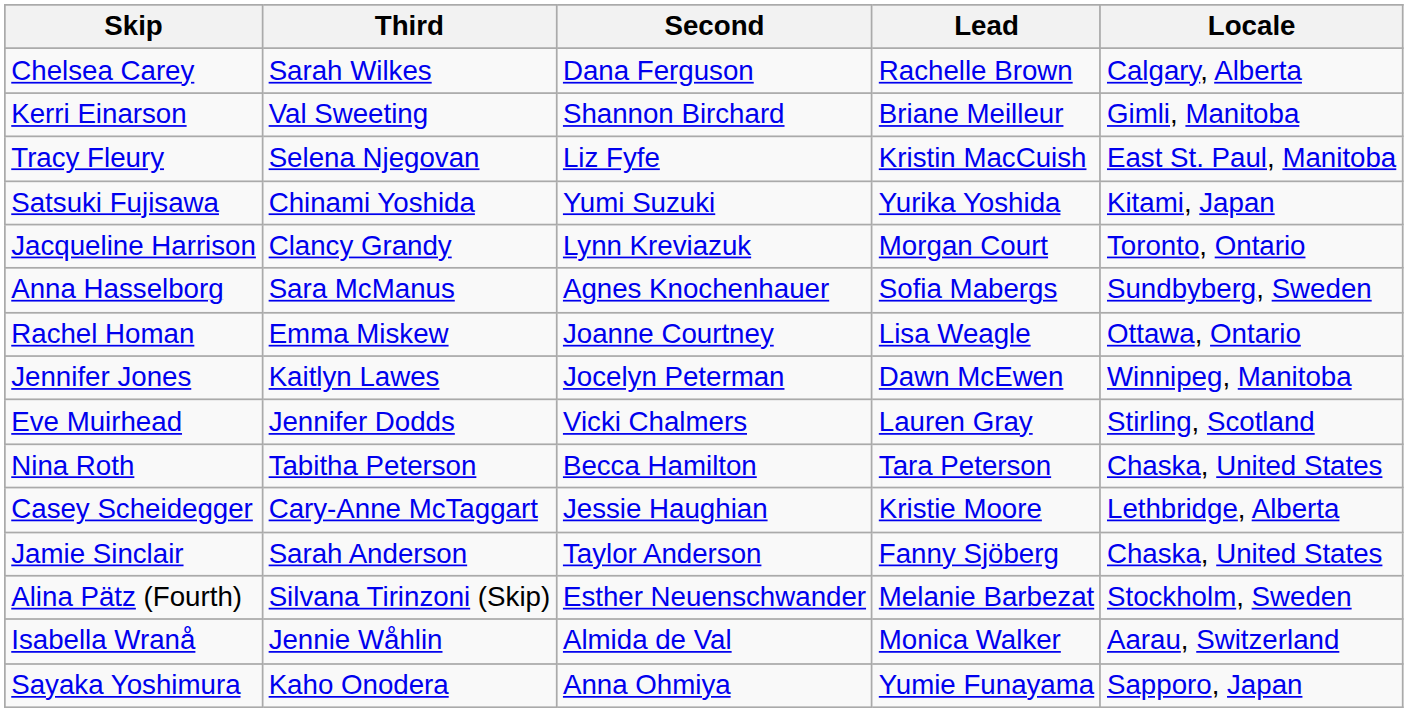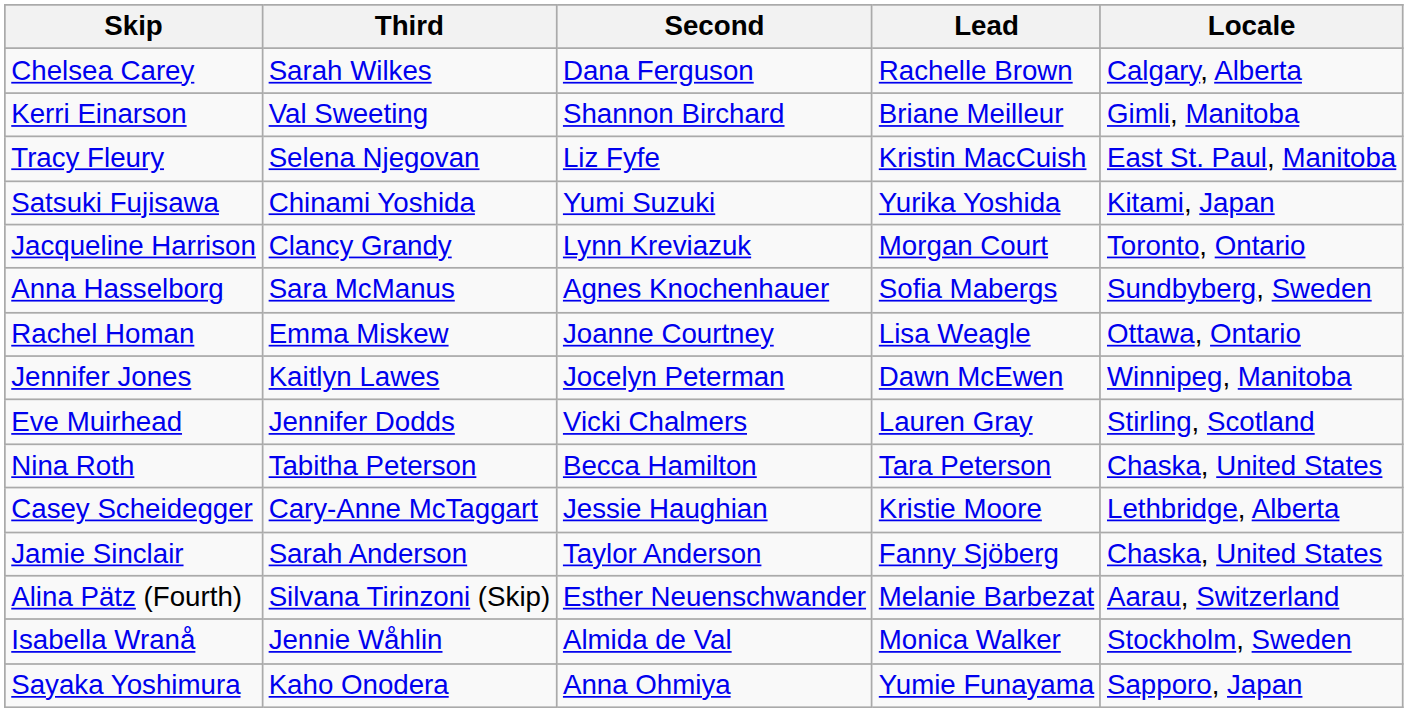(1229, 597) Stockholm, Sweden -> (1223, 597) Aarau, Switzerland
(1223, 641) Aarau, Switzerland -> (1229, 641) Stockholm, Sweden
